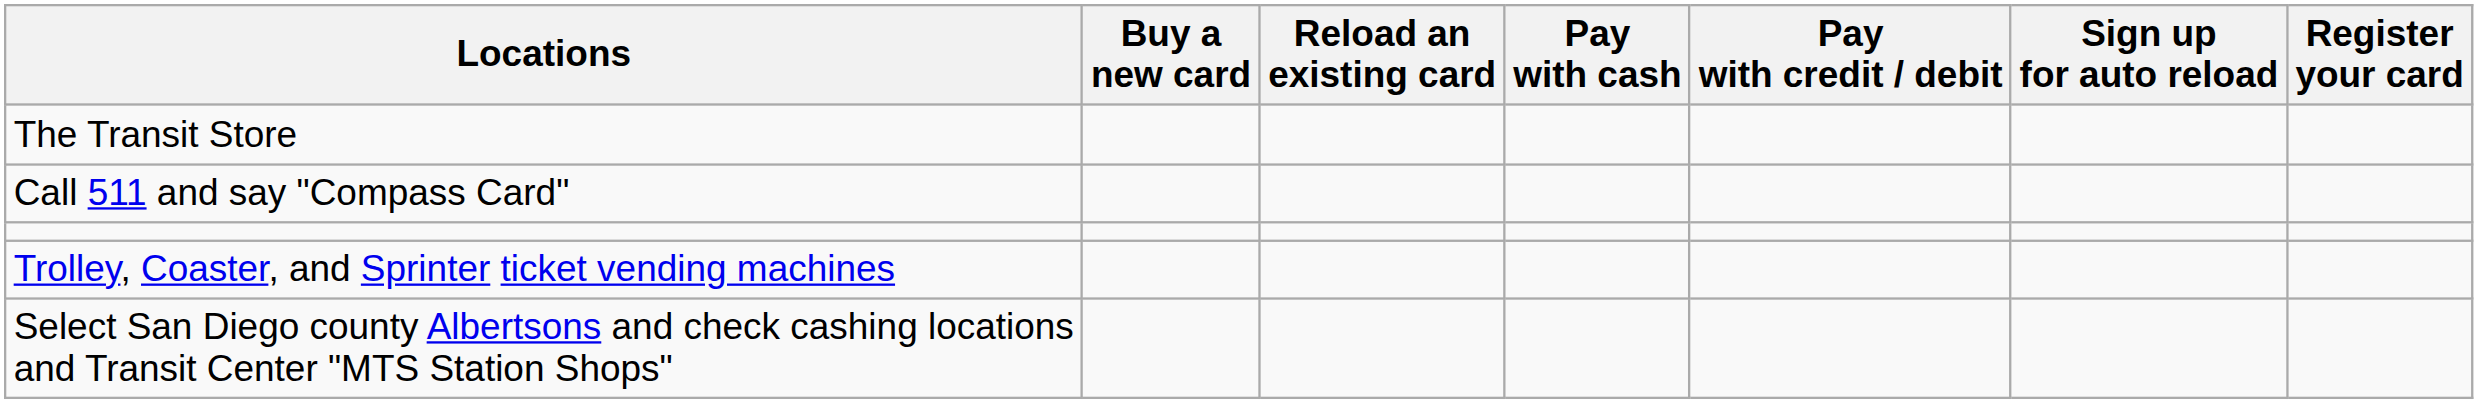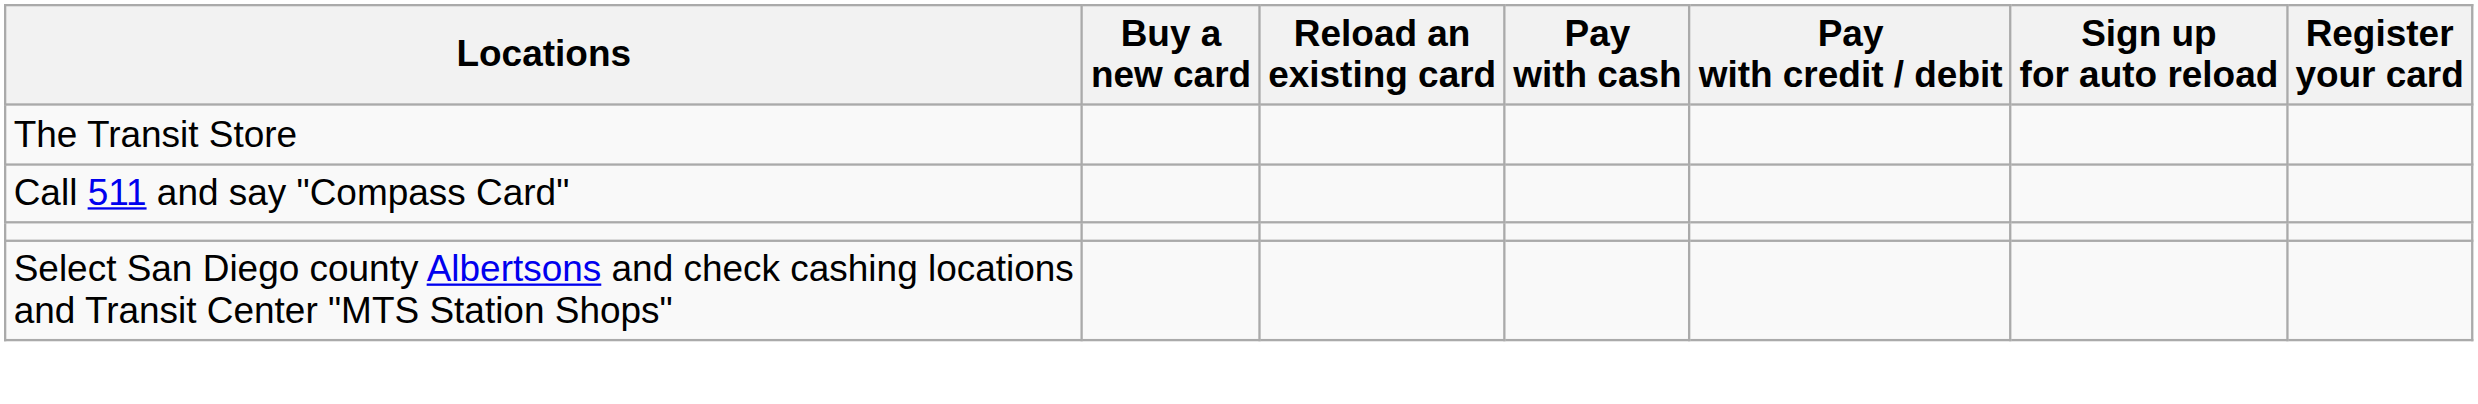- row: (454, 268)
